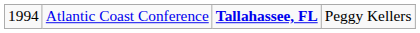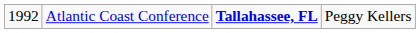(23, 16) 1994 -> (23, 16) 1992
